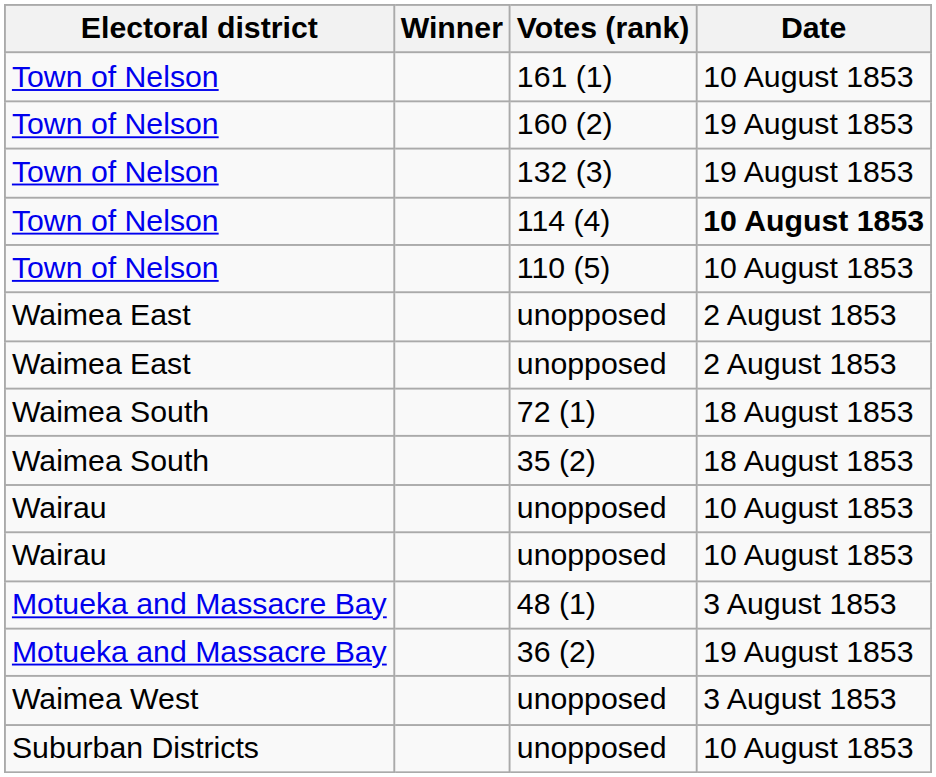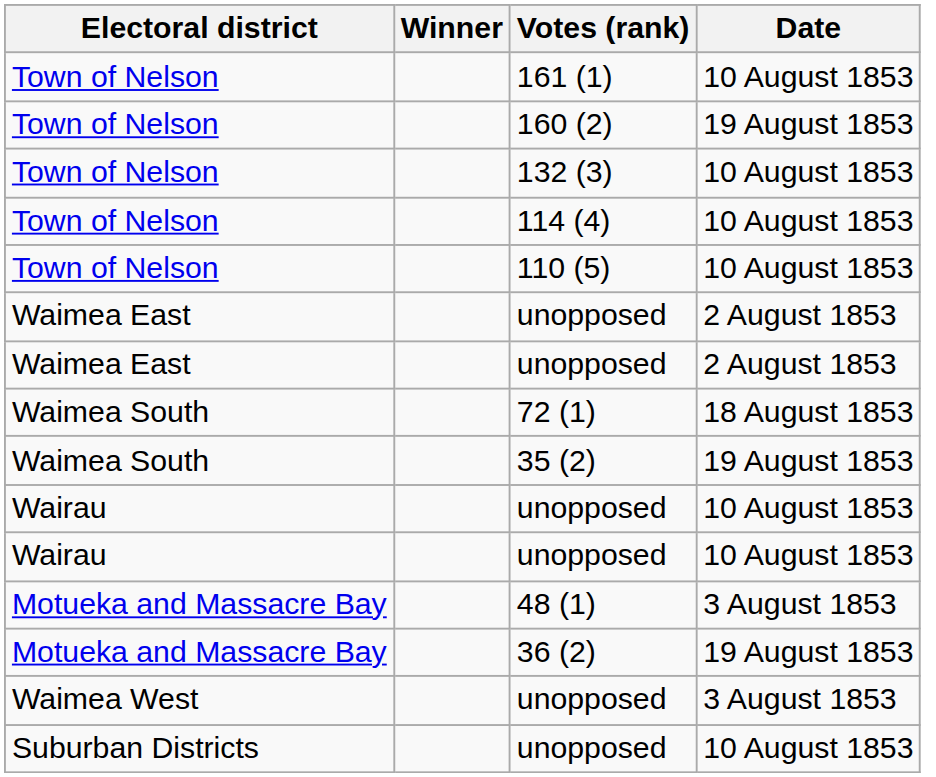(808, 172) 19 August 1853 -> (808, 172) 10 August 1853
(814, 220) bold -> (808, 220) normal
(808, 460) 18 August 1853 -> (808, 460) 19 August 1853
